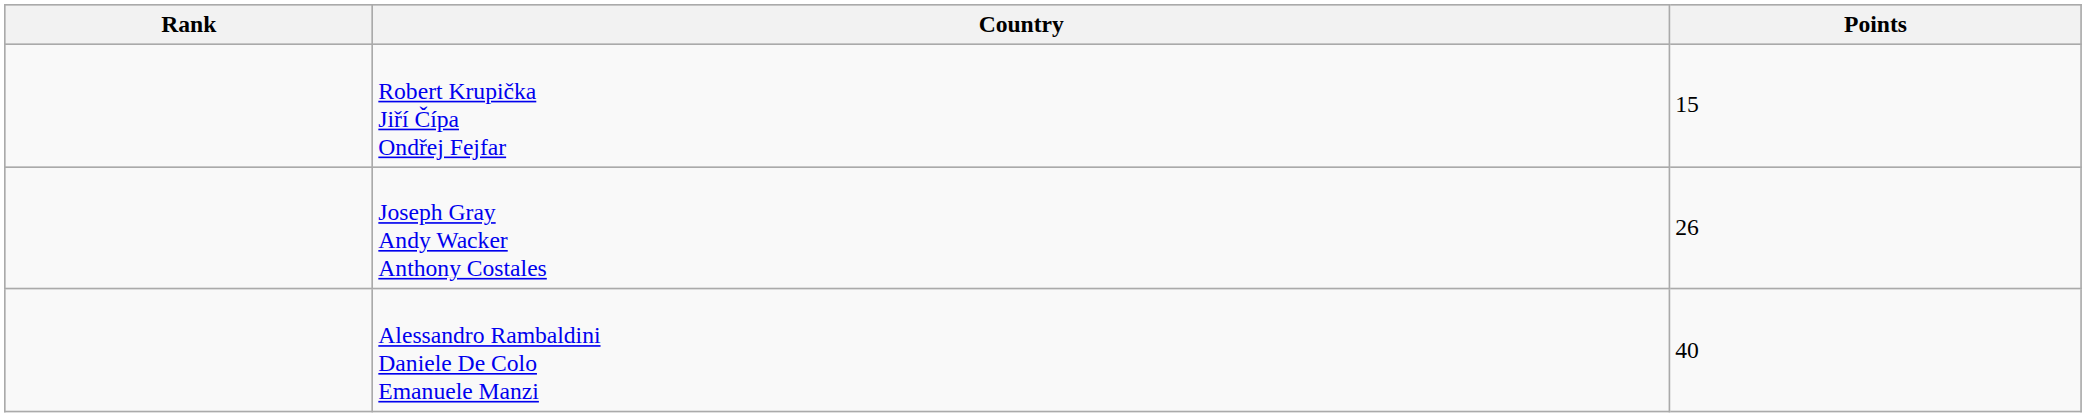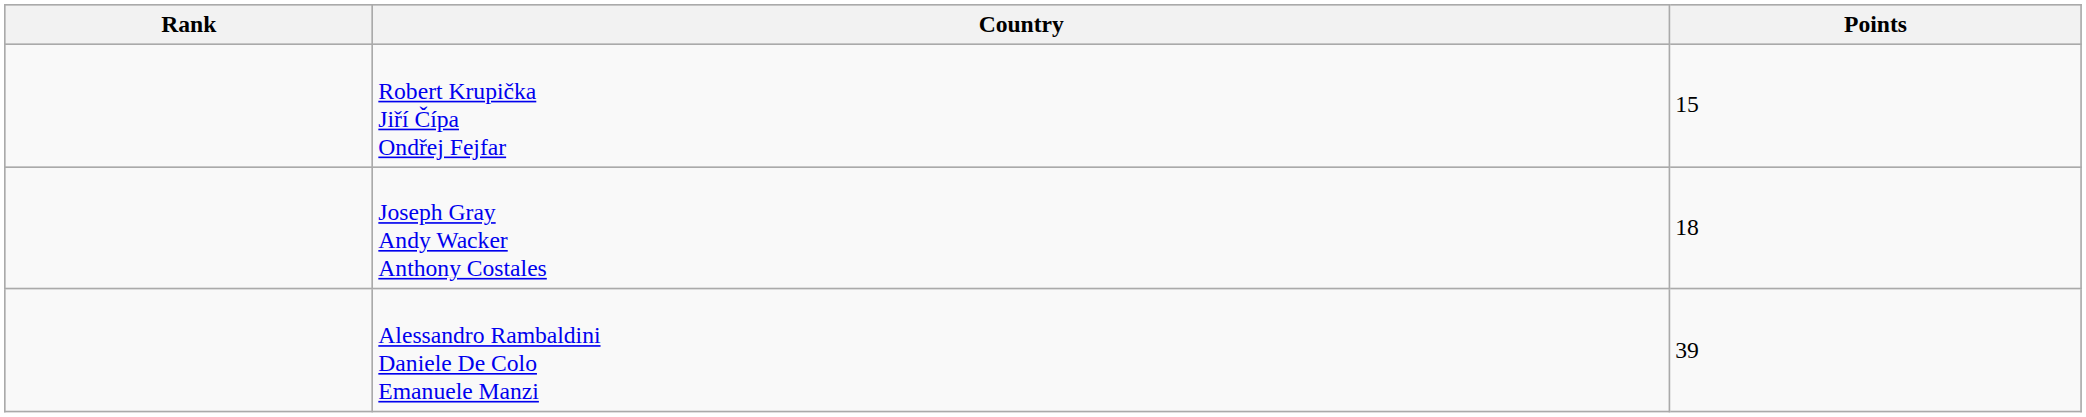(1687, 227) 26 -> (1687, 227) 18
(1687, 350) 40 -> (1687, 350) 39
